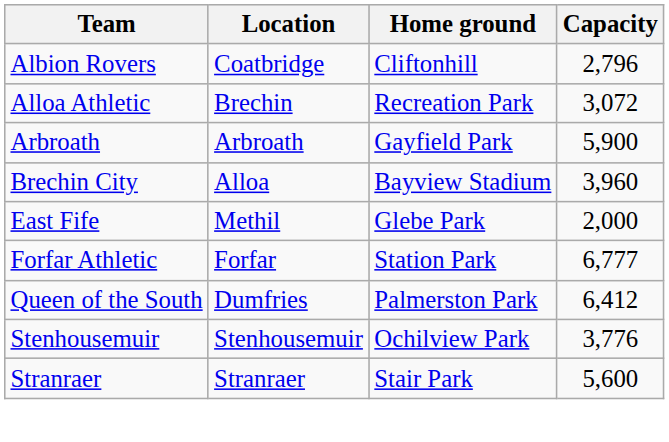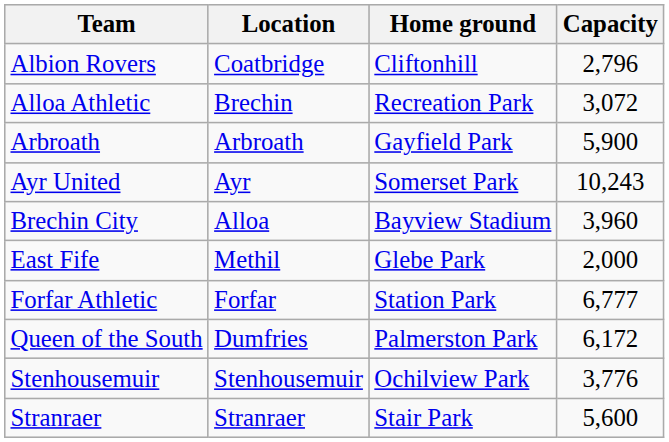+ row: (65, 181)
(610, 299) 6,412 -> (610, 338) 6,172
